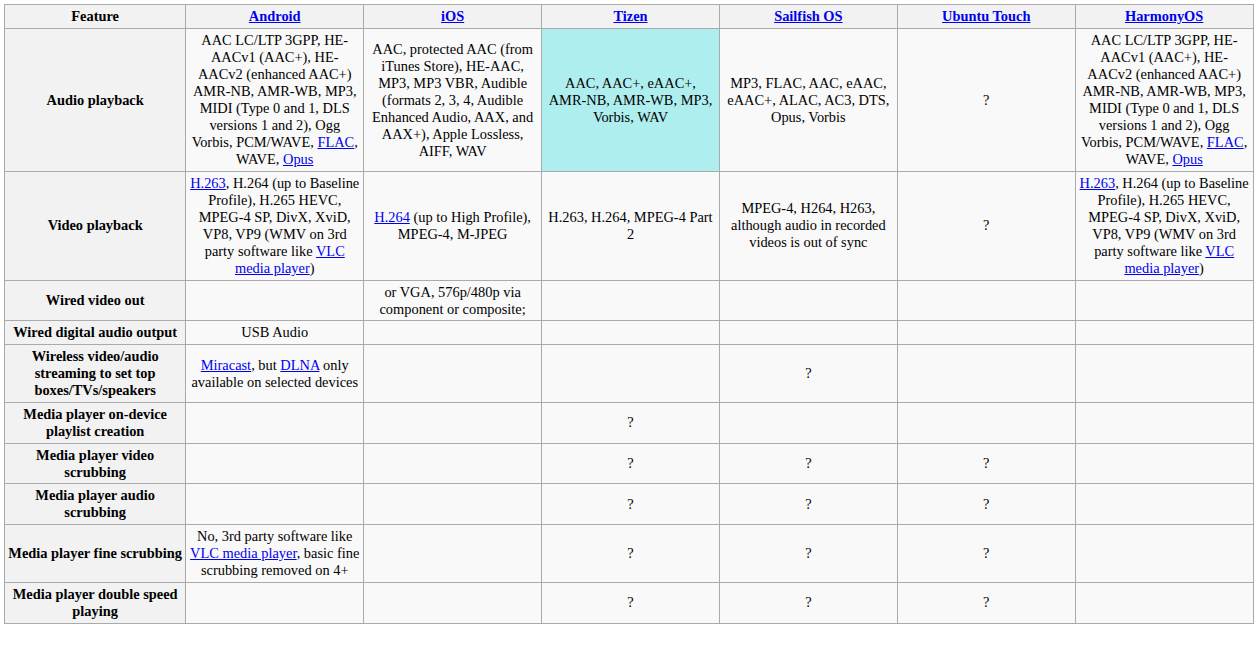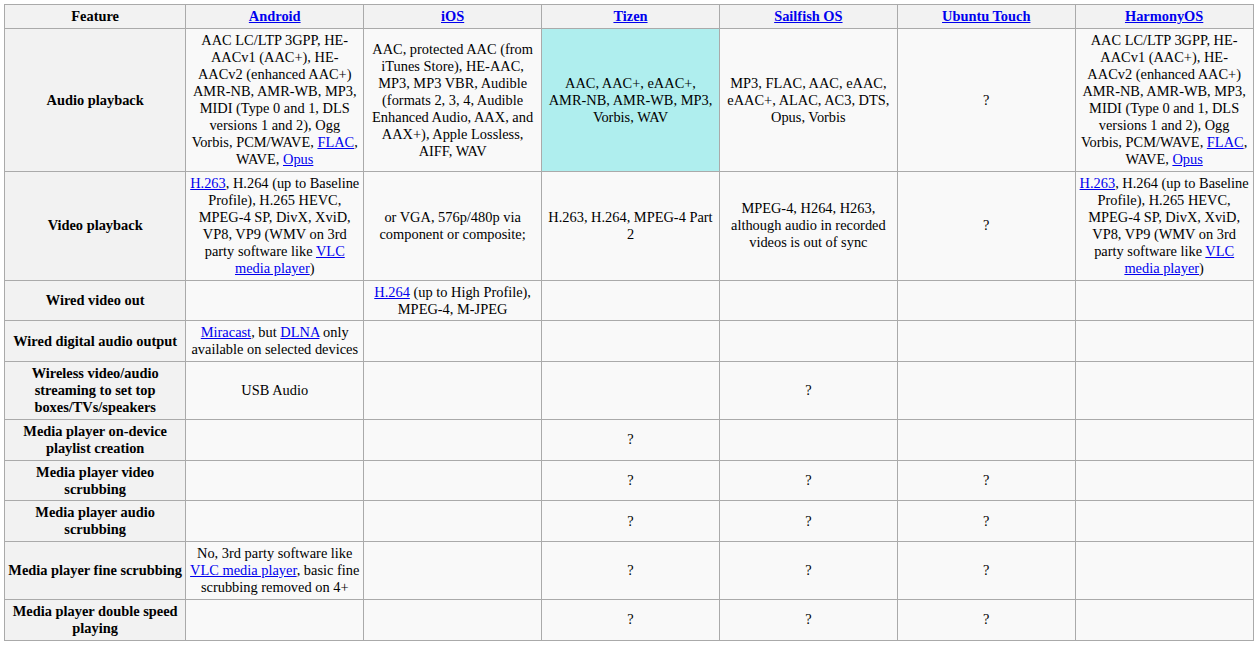(453, 225) H.264 (up to High Profile), MPEG-4, M-JPEG -> (453, 225) or VGA, 576p/480p via component or composite;
(453, 300) or VGA, 576p/480p via component or composite; -> (453, 300) H.264 (up to High Profile), MPEG-4, M-JPEG
(275, 332) USB Audio -> (275, 341) Miracast, but DLNA only available on selected devices
(275, 373) Miracast, but DLNA only available on selected devices -> (275, 390) USB Audio
